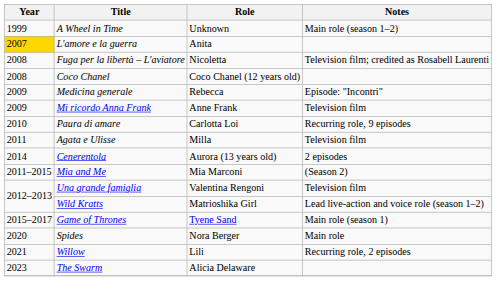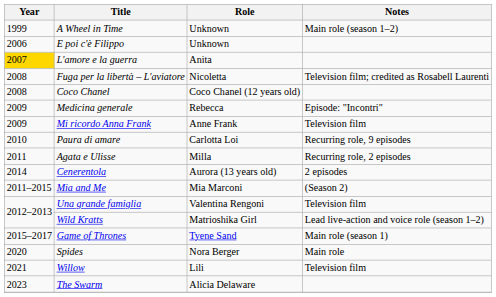+ row: (90, 44)
(335, 140) Television film -> (358, 156) Recurring role, 2 episodes
(358, 252) Recurring role, 2 episodes -> (335, 268) Television film
